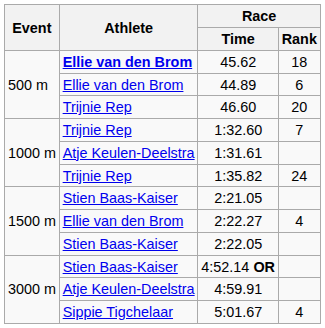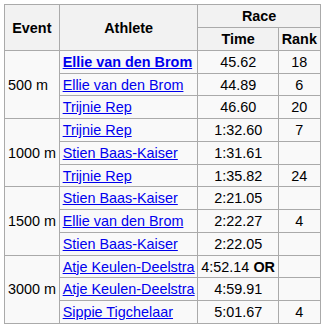(129, 153) Atje Keulen-Deelstra -> (120, 153) Stien Baas-Kaiser
(120, 267) Stien Baas-Kaiser -> (129, 267) Atje Keulen-Deelstra
